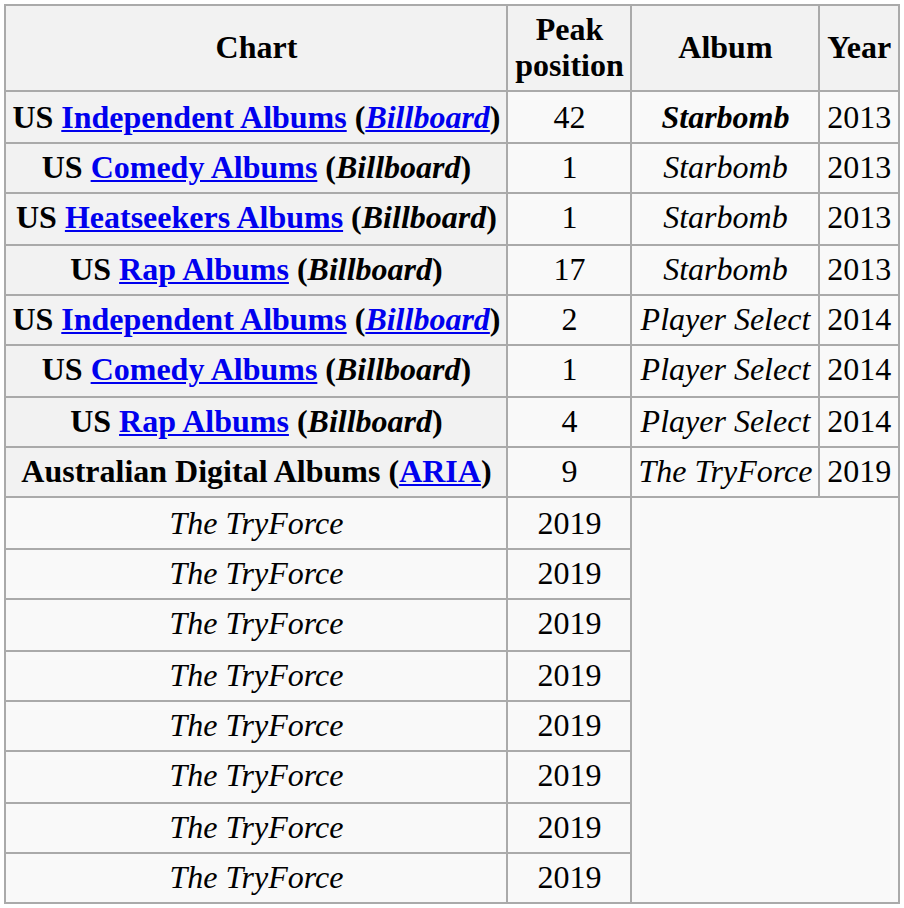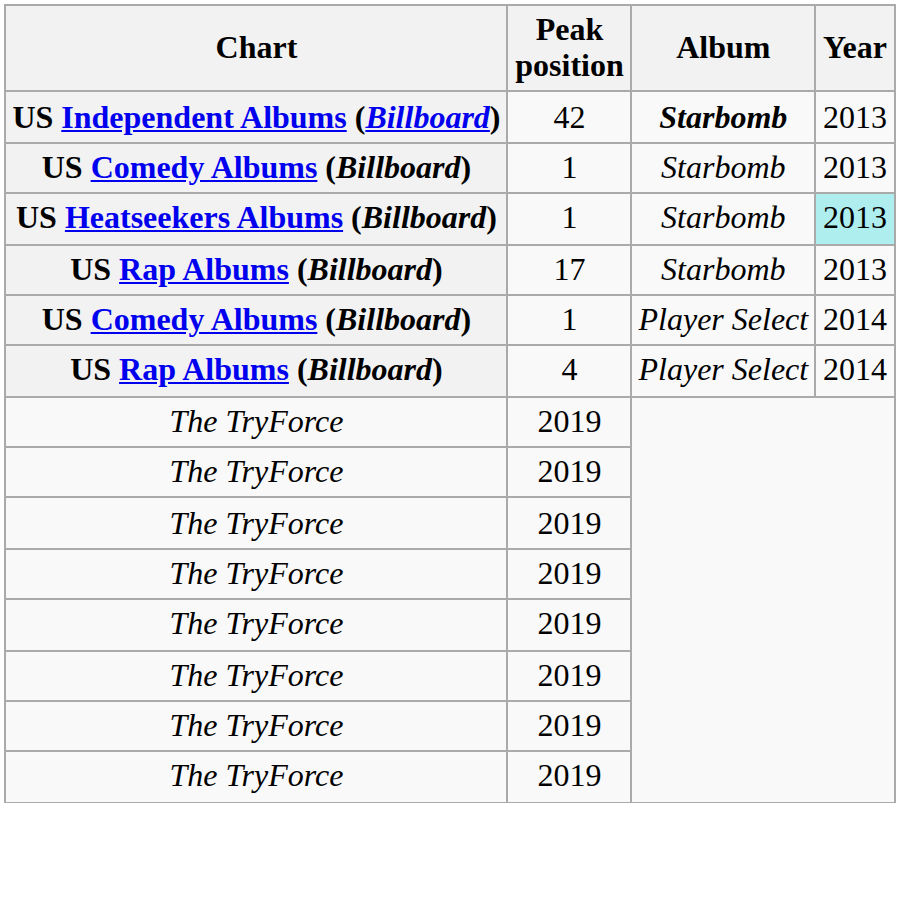(859, 218) no background -> (855, 218) paleturquoise background
- row: (256, 319)
- row: (256, 471)
